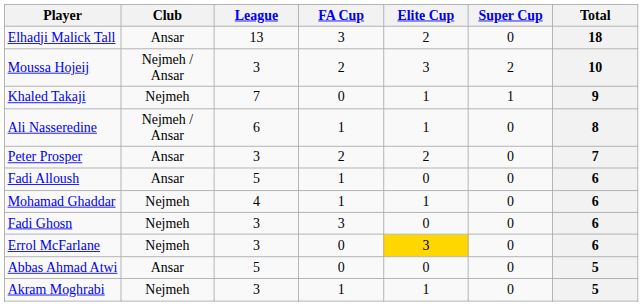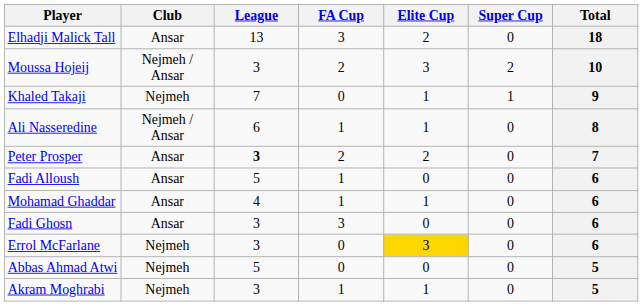(256, 157) normal -> (256, 157) bold
(167, 201) Nejmeh -> (167, 201) Ansar
(167, 223) Nejmeh -> (167, 223) Ansar
(167, 267) Ansar -> (167, 267) Nejmeh
